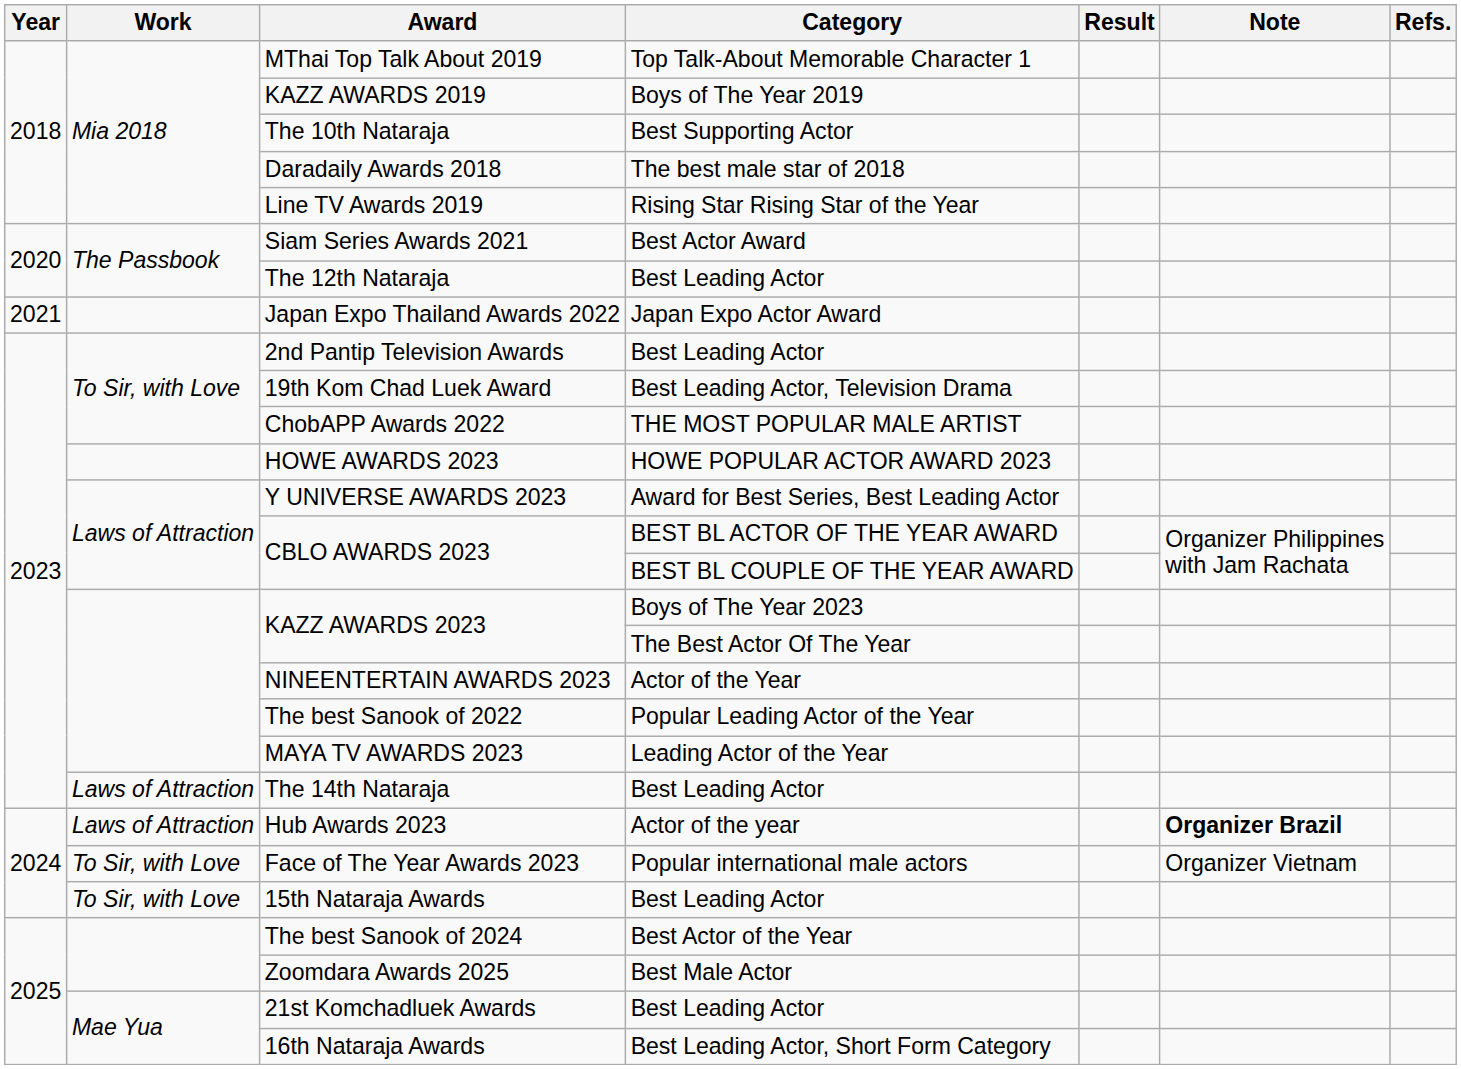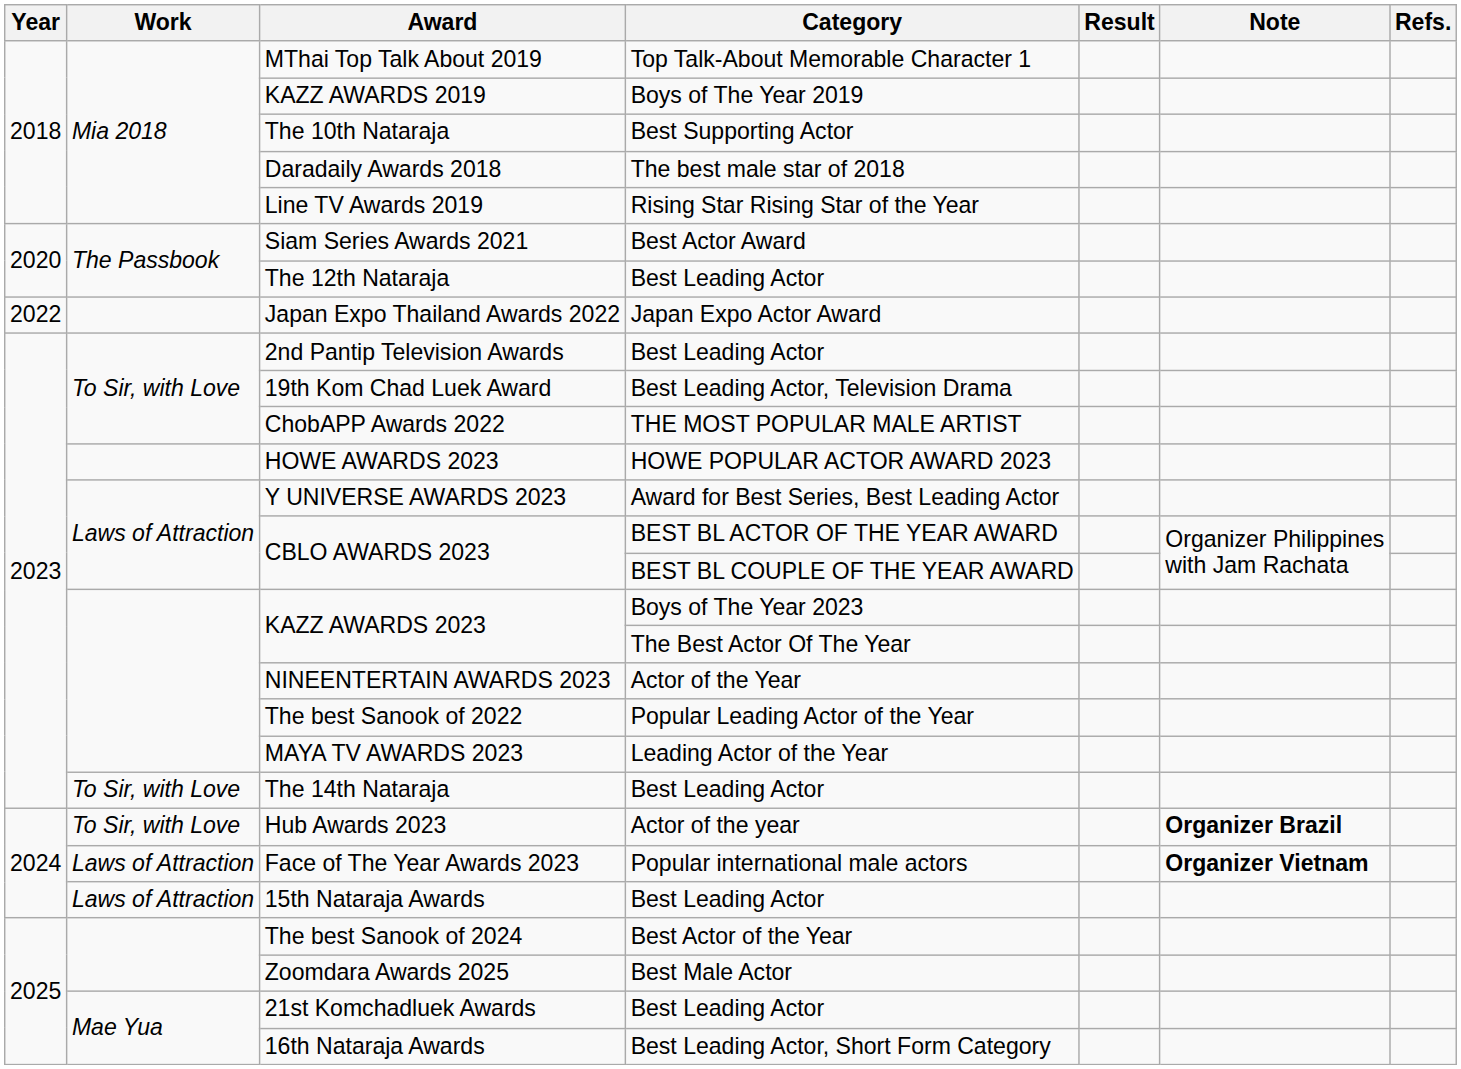(36, 315) 2021 -> (36, 315) 2022
(163, 790) Laws of Attraction -> (156, 790) To Sir, with Love
(163, 826) Laws of Attraction -> (156, 826) To Sir, with Love
(156, 863) To Sir, with Love -> (163, 863) Laws of Attraction
(1261, 863) normal -> (1267, 863) bold
(156, 899) To Sir, with Love -> (163, 899) Laws of Attraction
